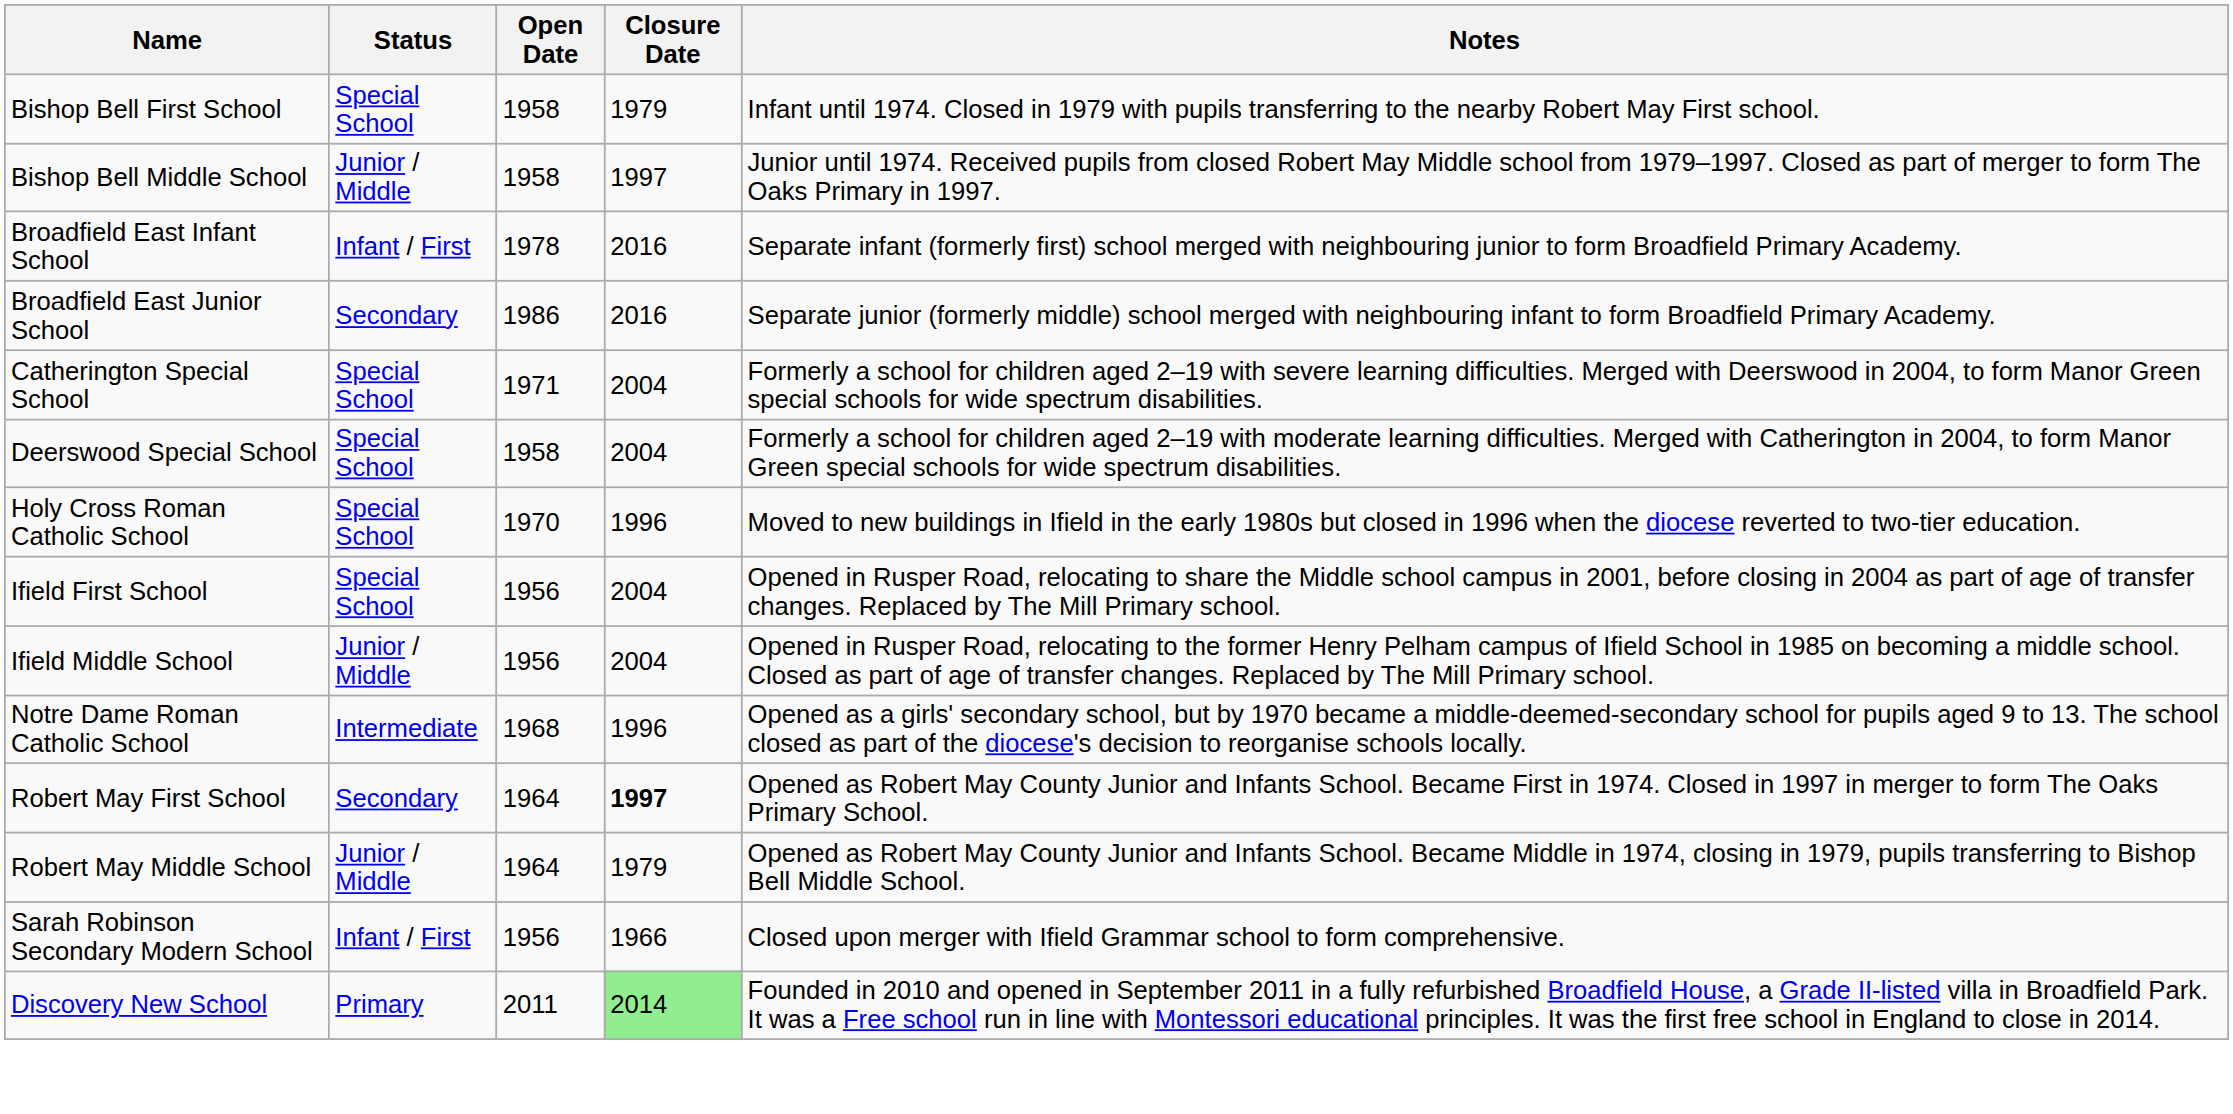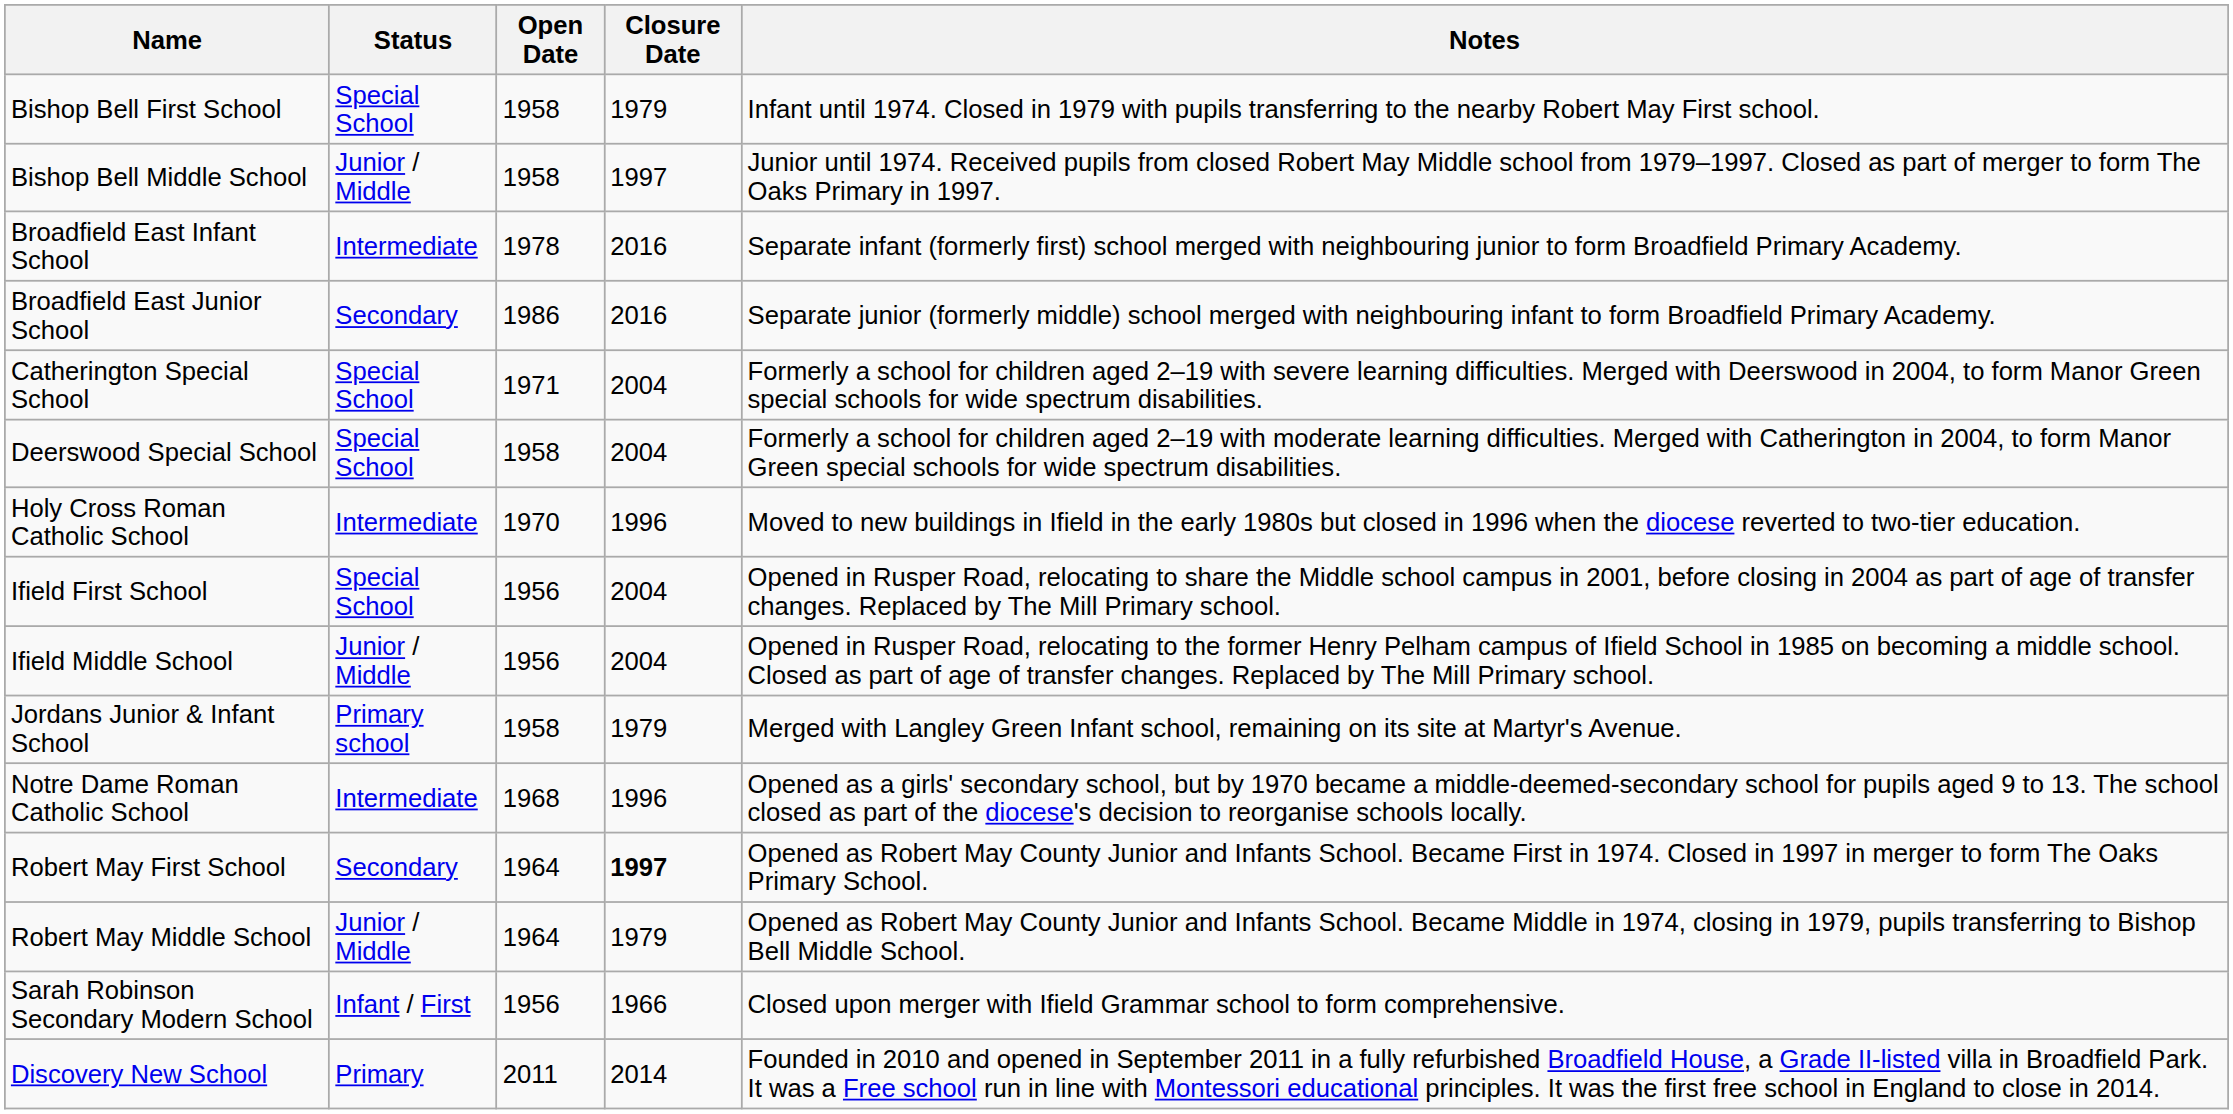(403, 247) Infant / First -> (407, 247) Intermediate
(377, 523) Special School -> (407, 523) Intermediate
+ row: (143, 730)
(639, 1005) lightgreen background -> (639, 1074) no background
